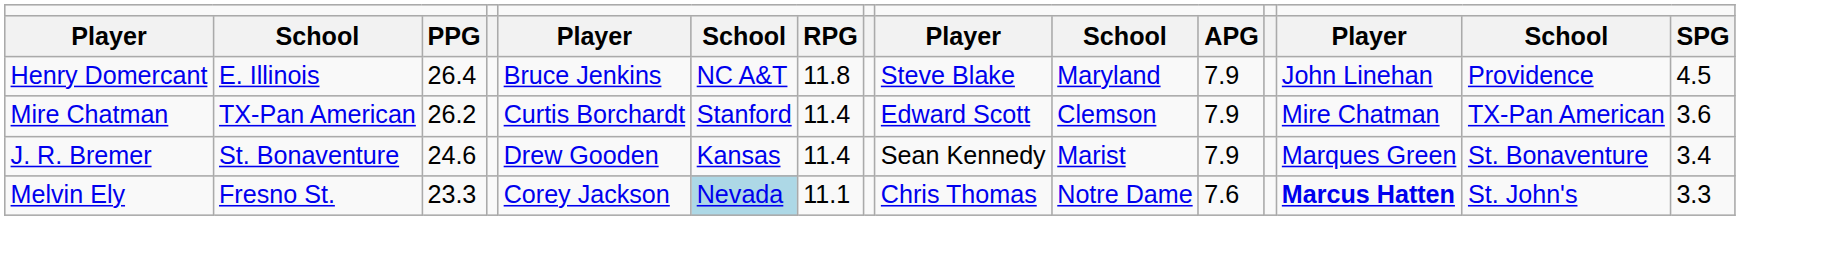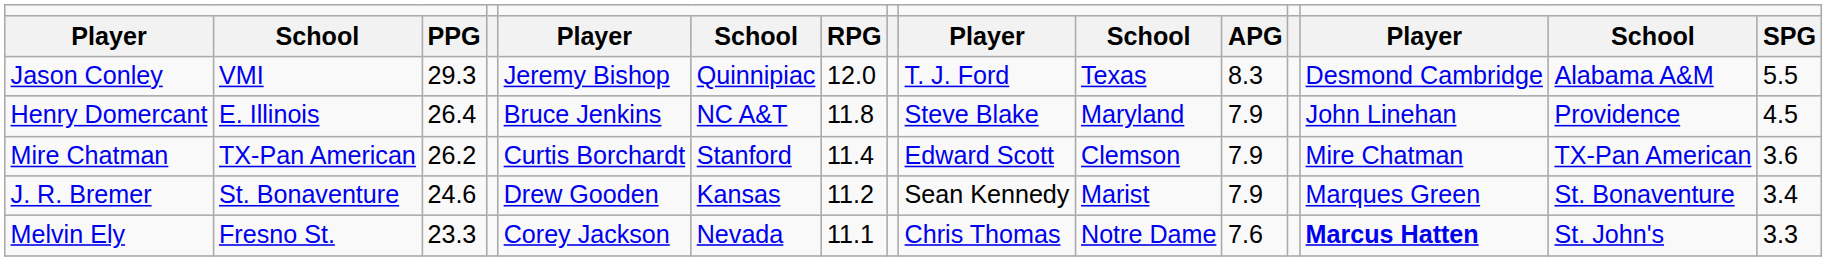+ row: (87, 75)
(827, 155) 11.4 -> (851, 195) 11.2
(740, 195) lightblue background -> (740, 235) no background
